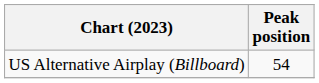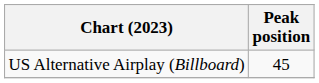(281, 63) 54 -> (281, 63) 45
